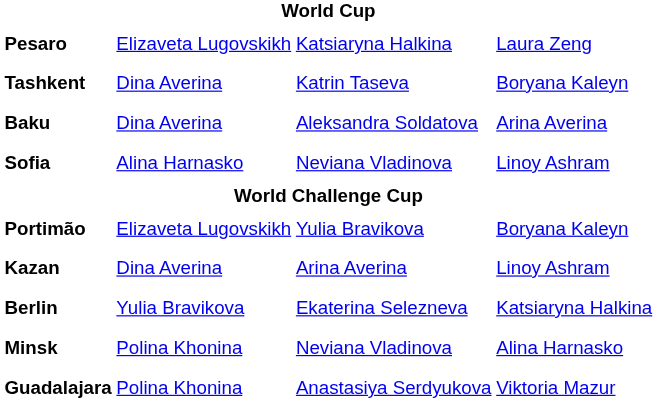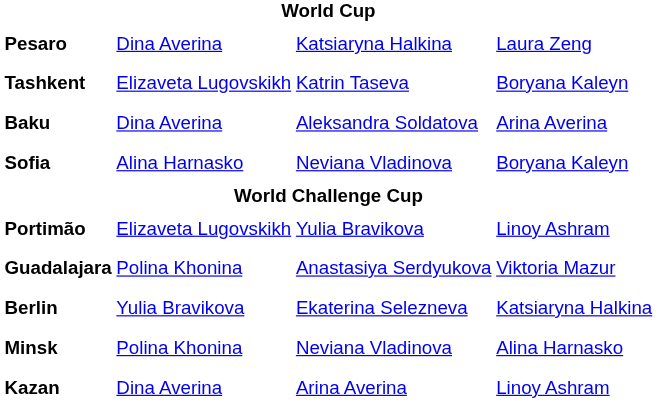(204, 43) Elizaveta Lugovskikh -> (169, 43) Dina Averina
(169, 83) Dina Averina -> (204, 83) Elizaveta Lugovskikh
(553, 163) Linoy Ashram -> (562, 163) Boryana Kaleyn
(562, 228) Boryana Kaleyn -> (553, 228) Linoy Ashram
rows swapped: (58, 387) <-> (32, 268)
